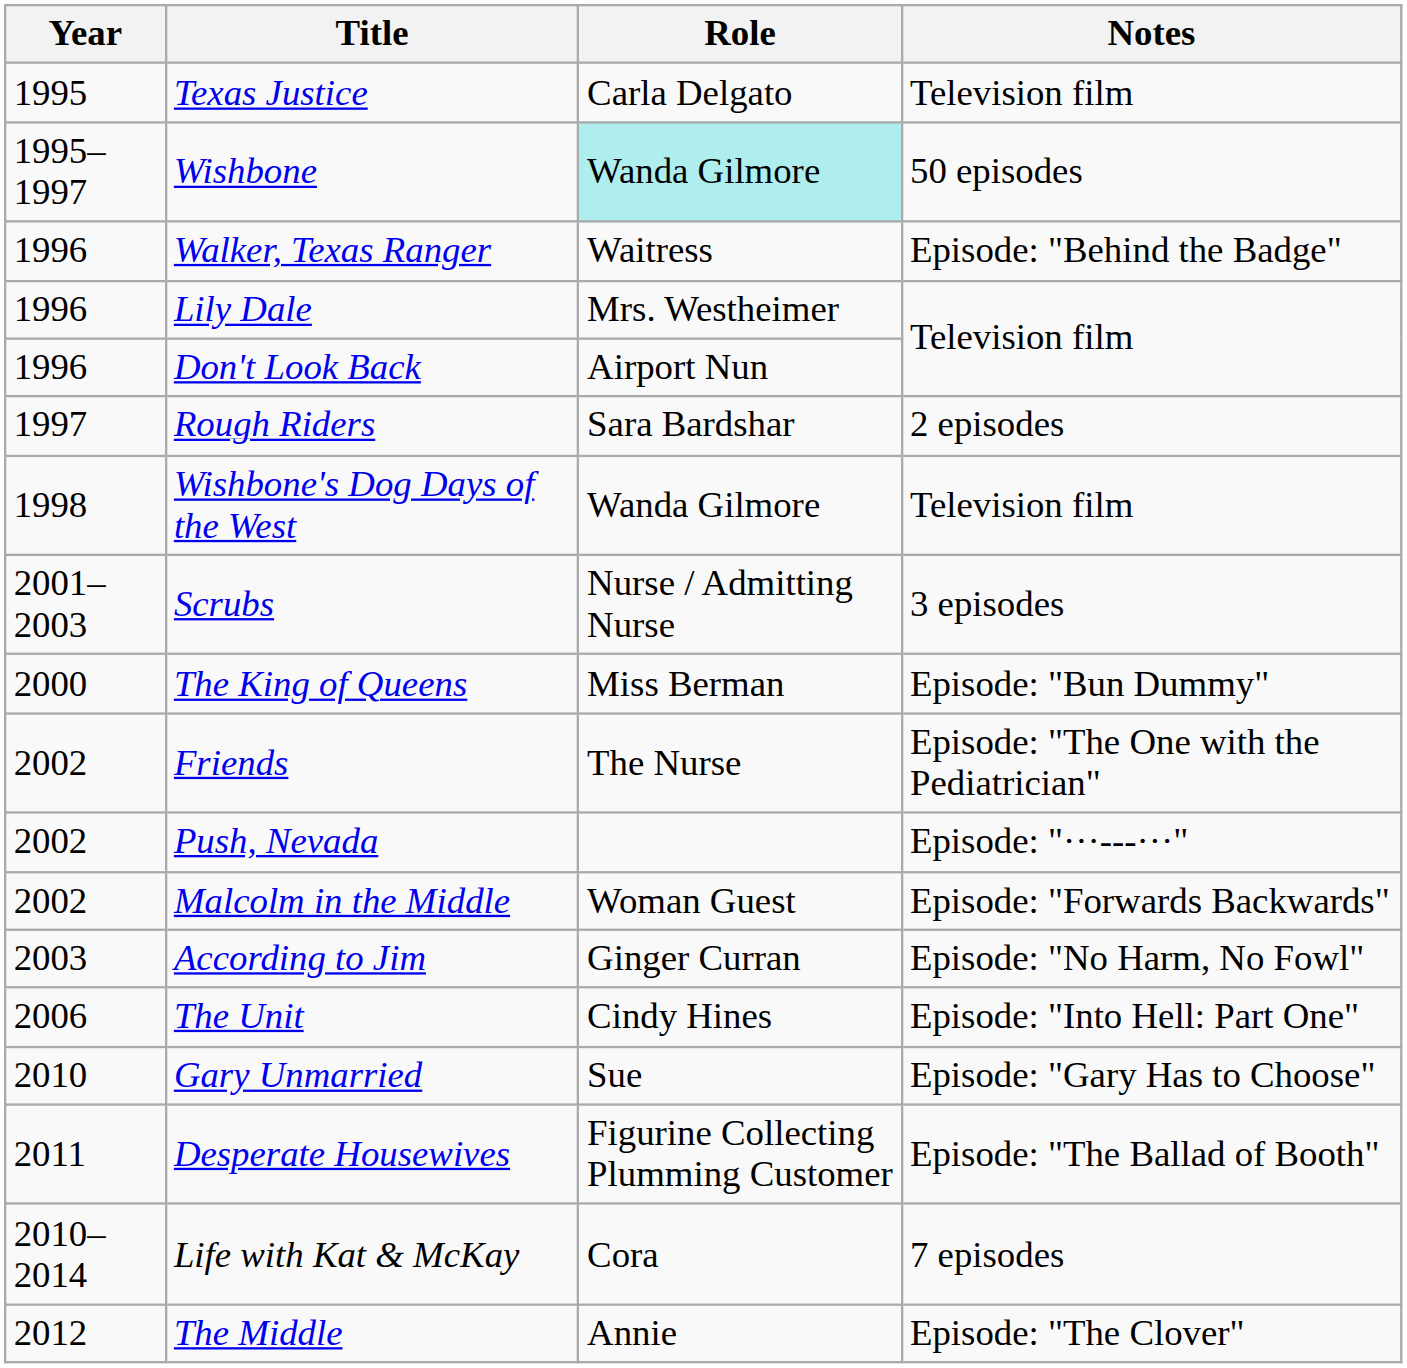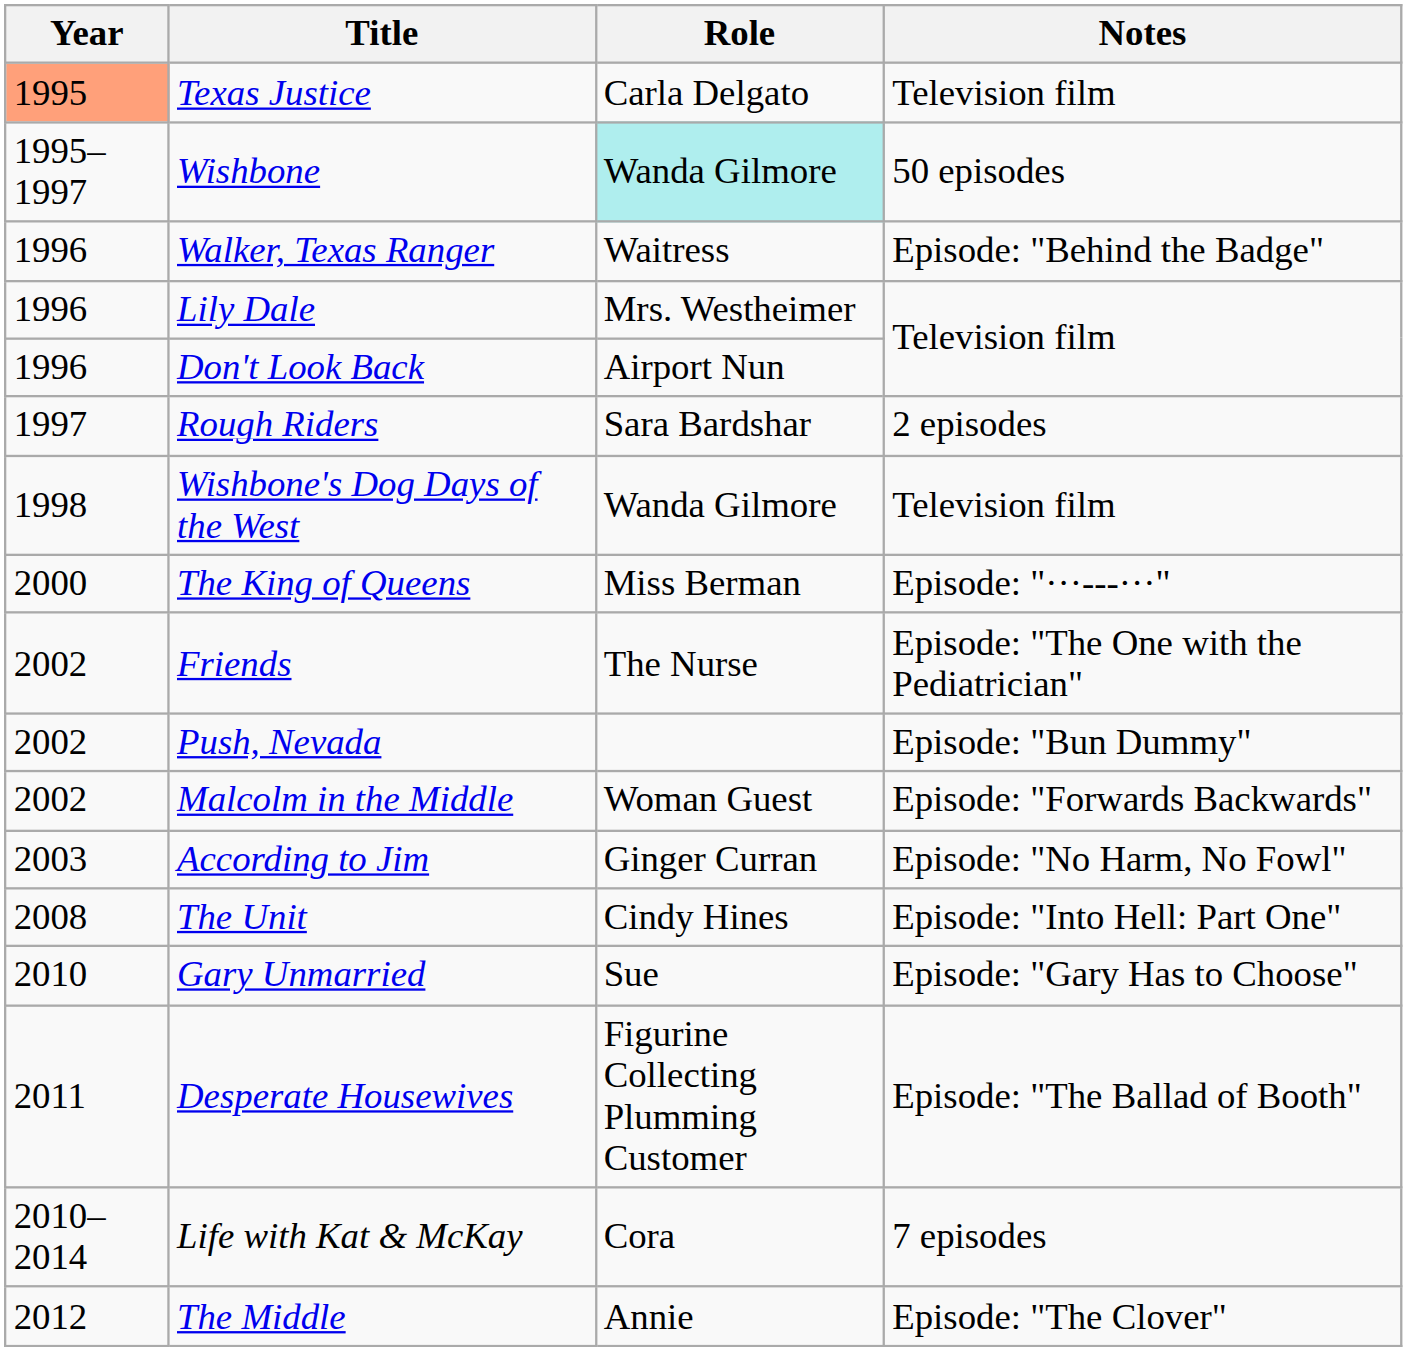(50, 92) no background -> (50, 92) lightsalmon background
- row: (224, 604)
(1090, 683) Episode: "Bun Dummy" -> (1031, 583) Episode: "···---···"
(1049, 841) Episode: "···---···" -> (1072, 741) Episode: "Bun Dummy"
(50, 1016) 2006 -> (50, 916) 2008
